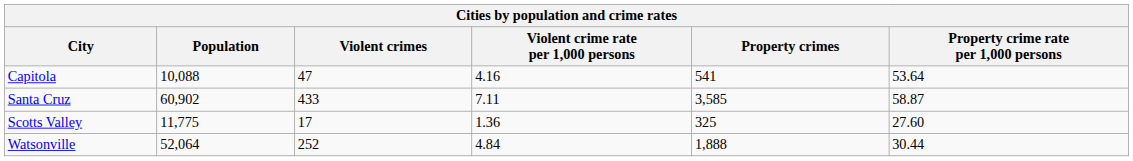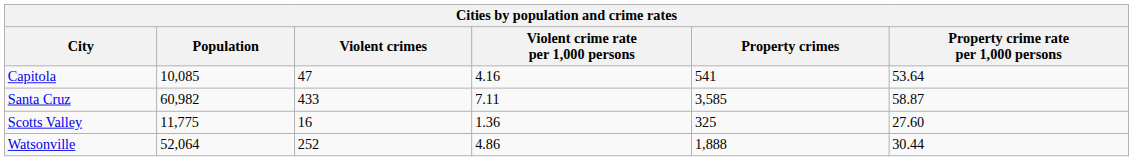(180, 76) 10,088 -> (180, 76) 10,085
(180, 99) 60,902 -> (180, 99) 60,982
(305, 122) 17 -> (305, 122) 16
(488, 144) 4.84 -> (488, 144) 4.86
